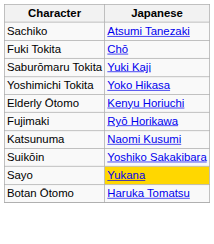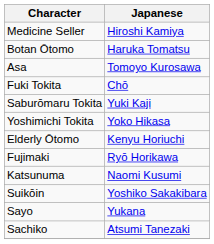+ row: (46, 31)
rows swapped: (40, 193) <-> (27, 31)
+ row: (17, 67)
(126, 175) gold background -> (126, 211) no background
